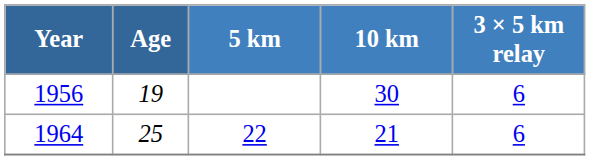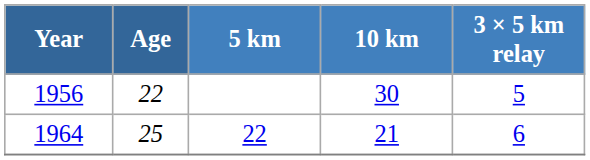(151, 94) 19 -> (151, 94) 22
(519, 94) 6 -> (519, 94) 5
